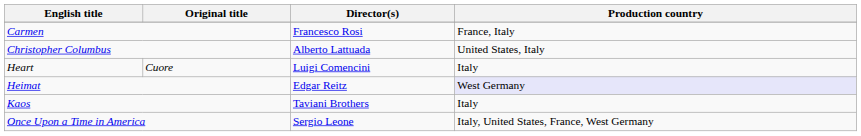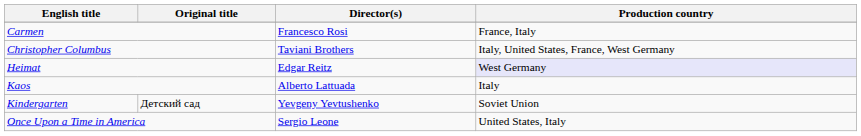(332, 49) Alberto Lattuada -> (316, 49) Taviani Brothers
(501, 49) United States, Italy -> (577, 49) Italy, United States, France, West Germany
- row: (20, 67)
(331, 103) Taviani Brothers -> (316, 85) Alberto Lattuada
+ row: (37, 103)
(555, 121) Italy, United States, France, West Germany -> (522, 121) United States, Italy
